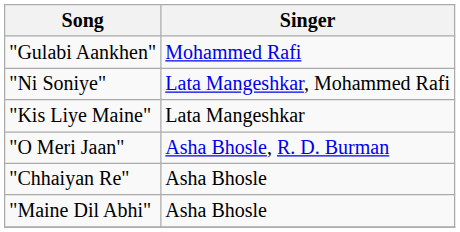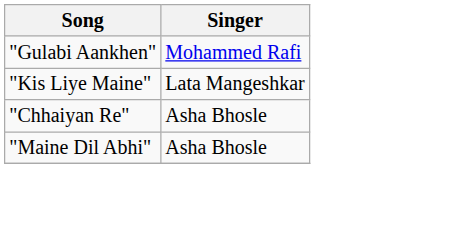- row: (58, 83)
- row: (67, 147)
